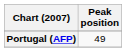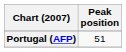(100, 39) 49 -> (100, 39) 51
